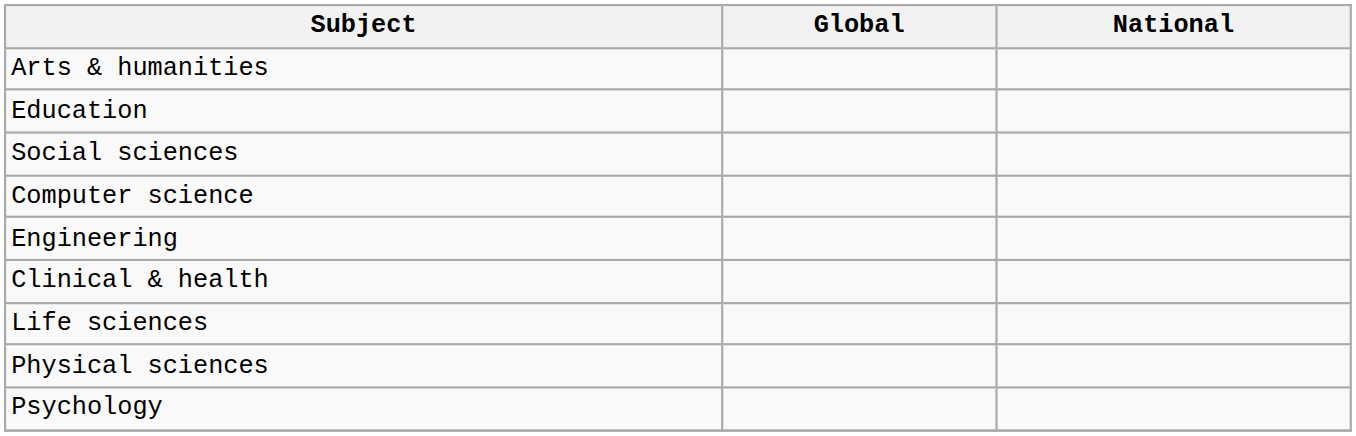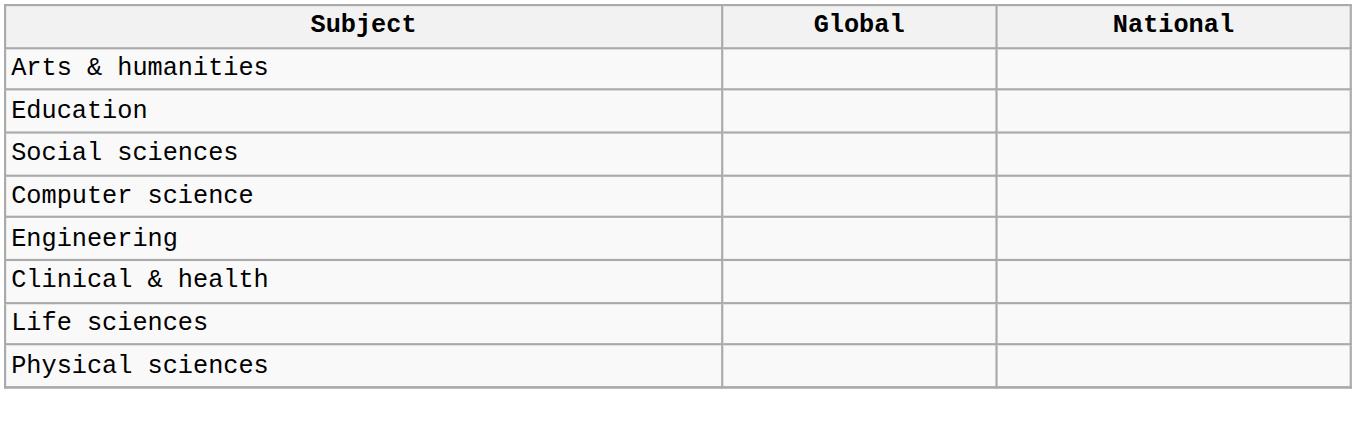- row: (87, 408)
